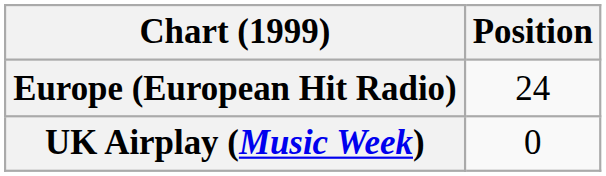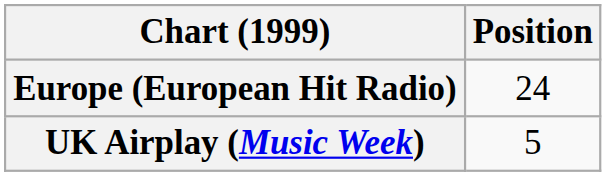(533, 142) 0 -> (533, 142) 5
